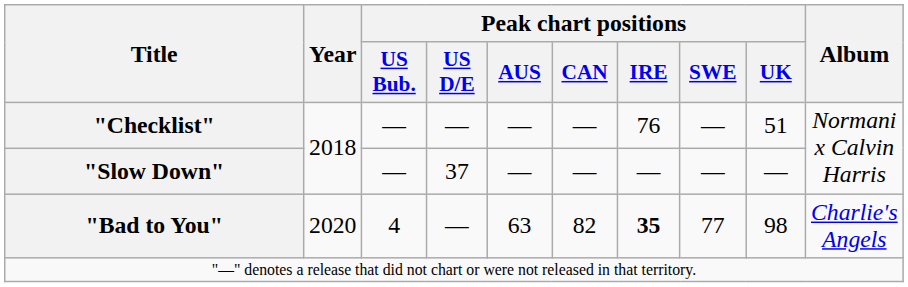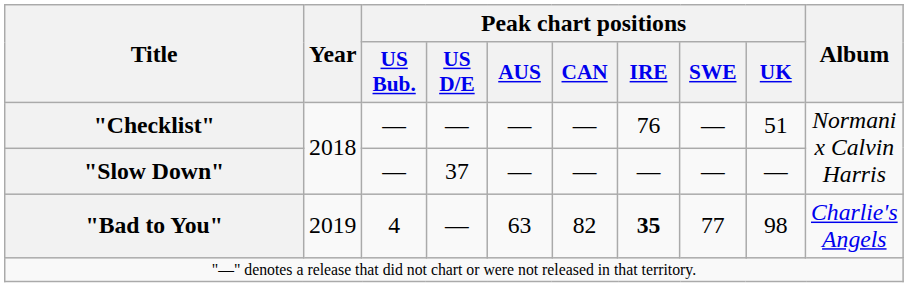(333, 225) 2020 -> (333, 225) 2019
